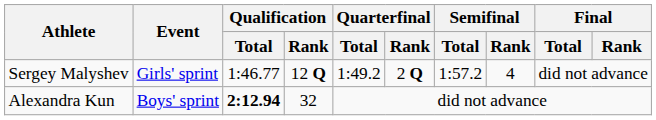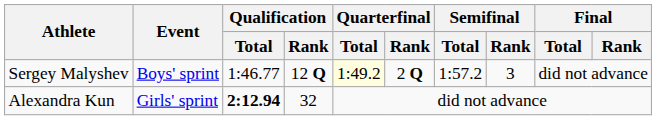(177, 73) Girls' sprint -> (178, 73) Boys' sprint
(359, 73) no background -> (359, 73) lightyellow background
(510, 73) 4 -> (510, 73) 3
(178, 100) Boys' sprint -> (177, 100) Girls' sprint
